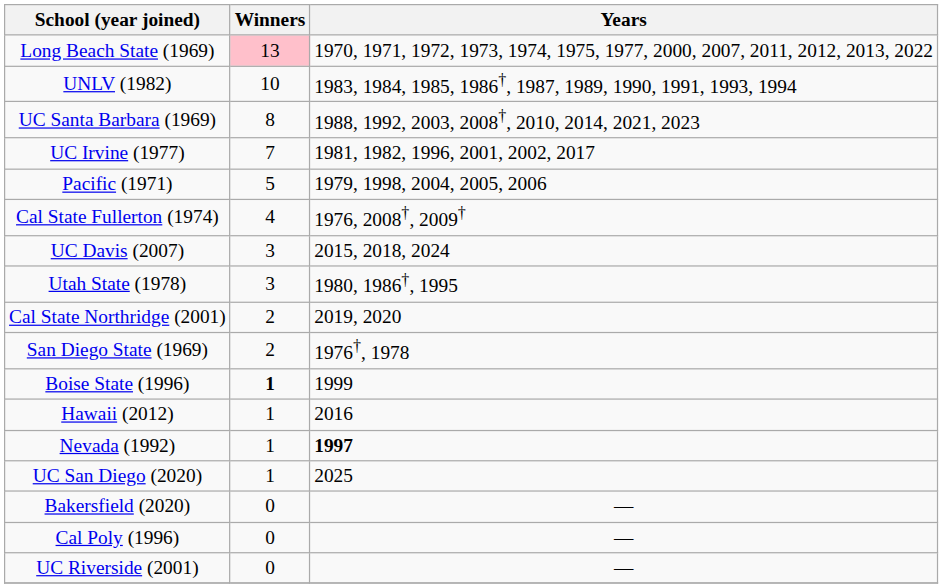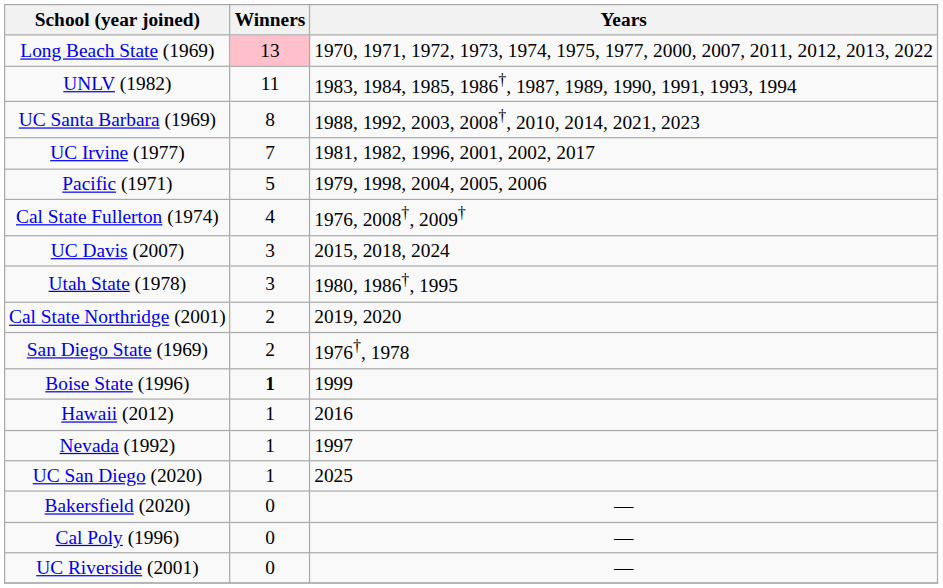(270, 83) 10 -> (270, 83) 11
(334, 445) bold -> (334, 445) normal
